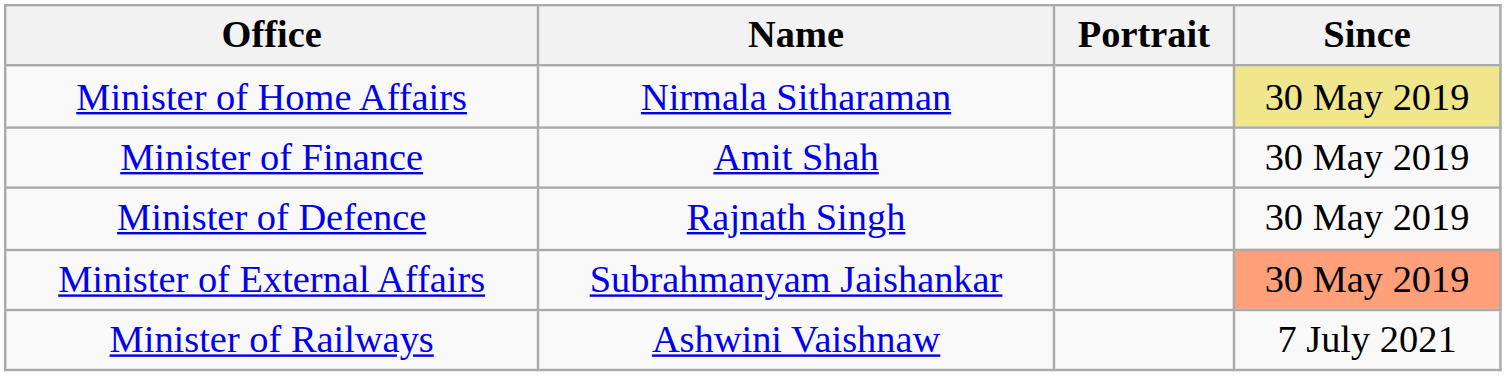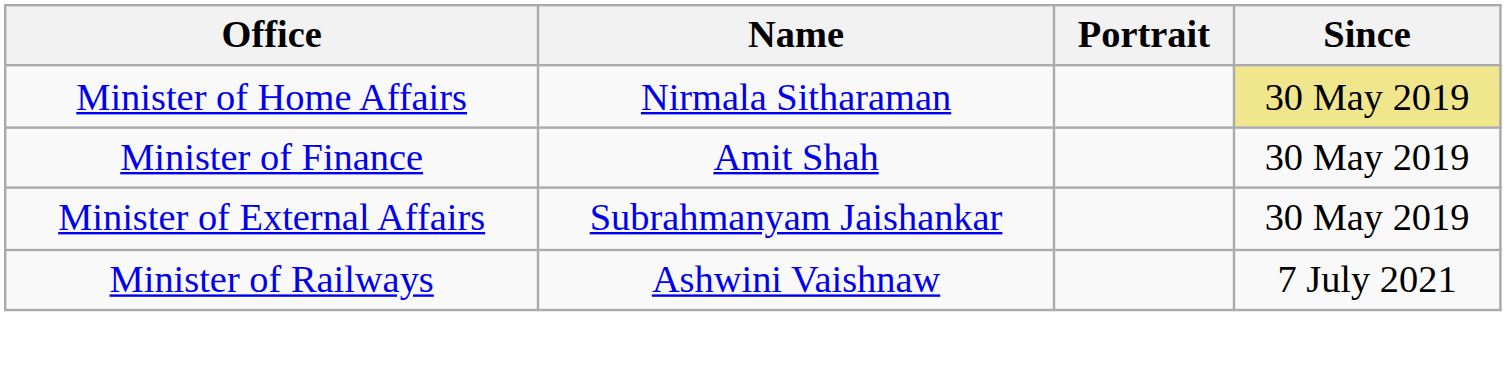- row: (272, 217)
(1367, 278) lightsalmon background -> (1367, 217) no background
